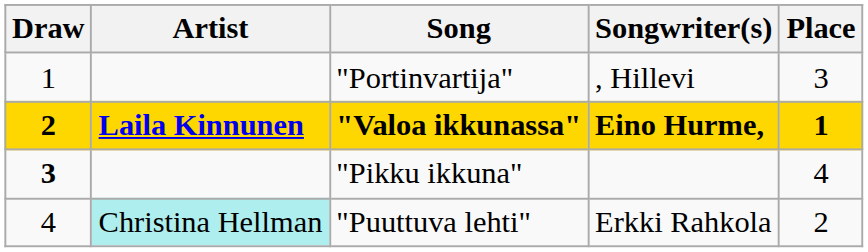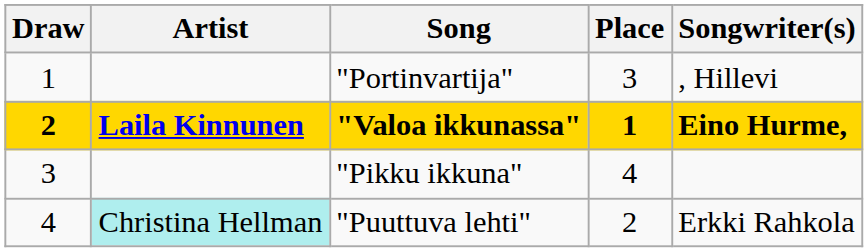columns swapped: (684, 28) <-> (821, 28)
(48, 173) bold -> (48, 173) normal
